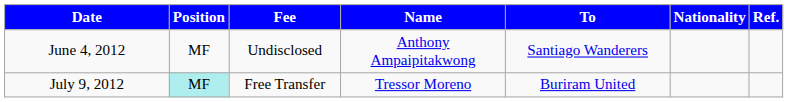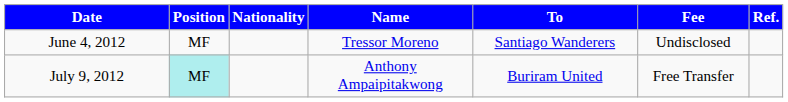columns swapped: (710, 17) <-> (285, 17)
(423, 51) Anthony Ampaipitakwong -> (390, 42) Tressor Moreno
(423, 85) Tressor Moreno -> (390, 76) Anthony Ampaipitakwong
